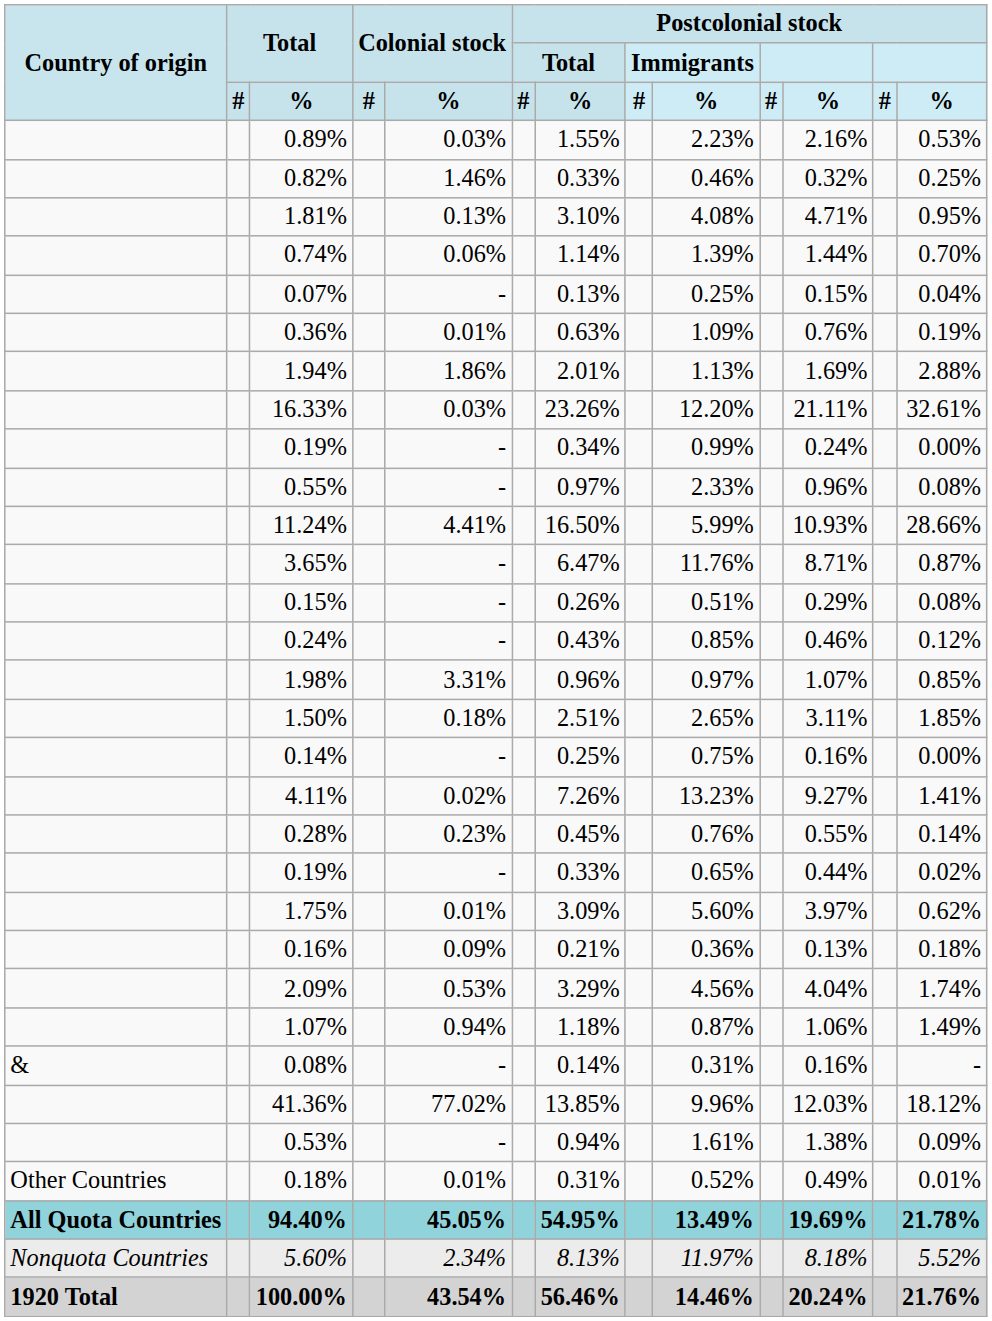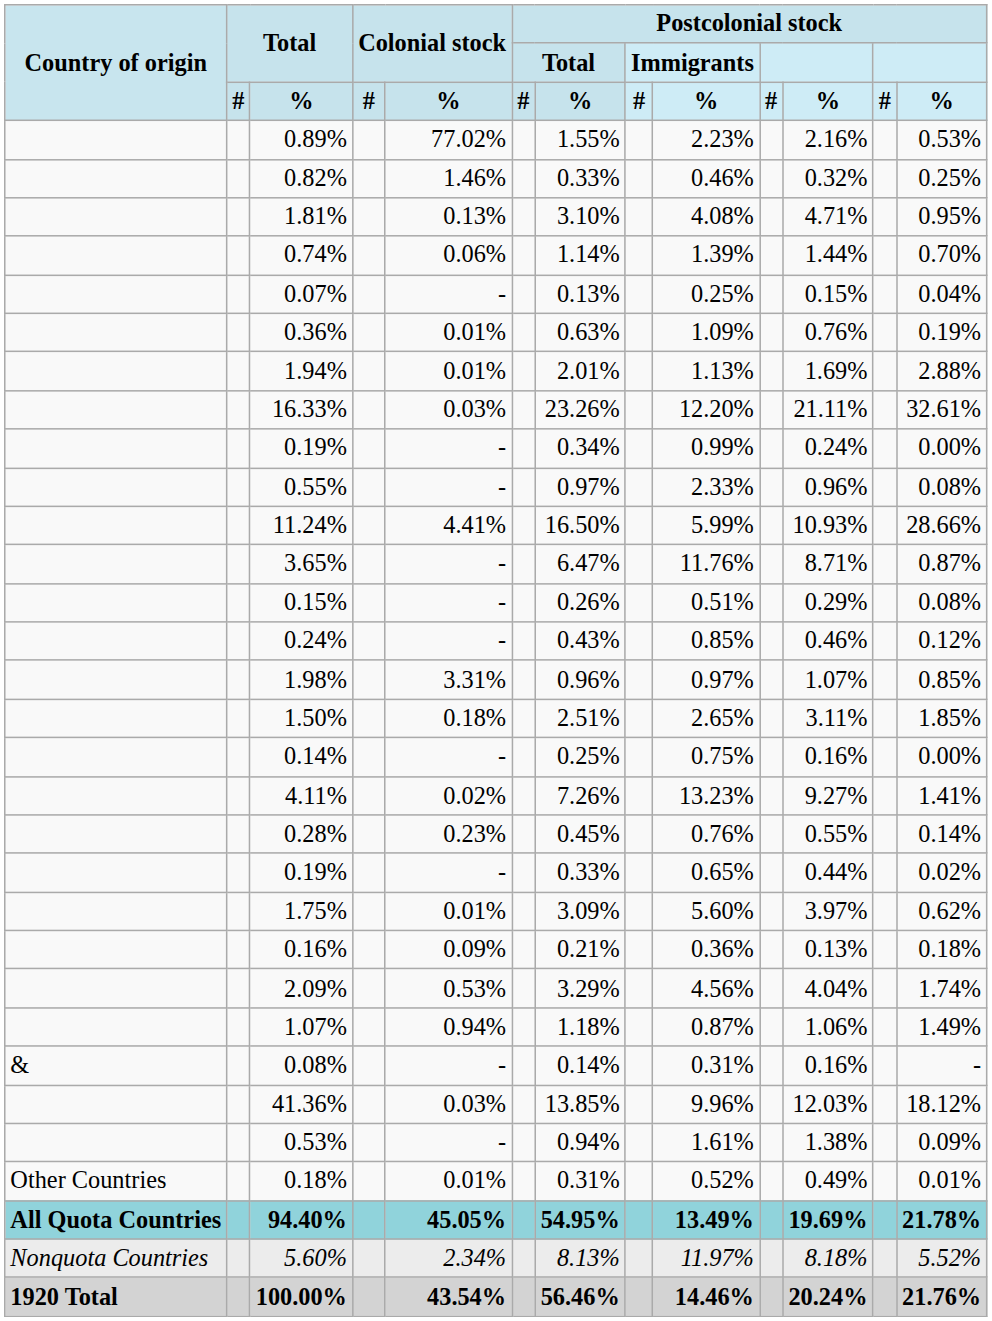(475, 139) 0.03% -> (469, 139) 77.02%
(475, 370) 1.86% -> (475, 370) 0.01%
(469, 1103) 77.02% -> (475, 1103) 0.03%
